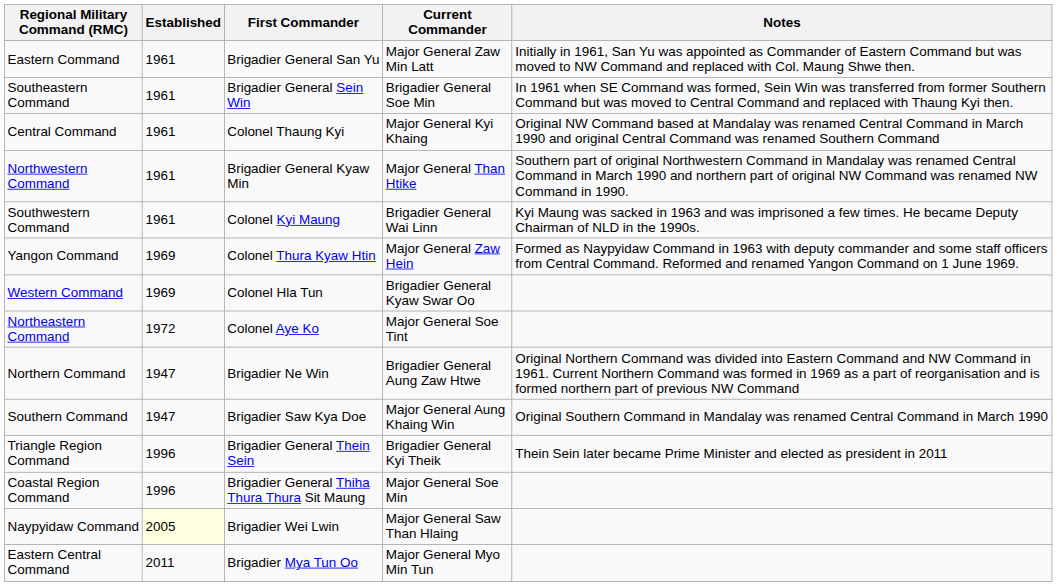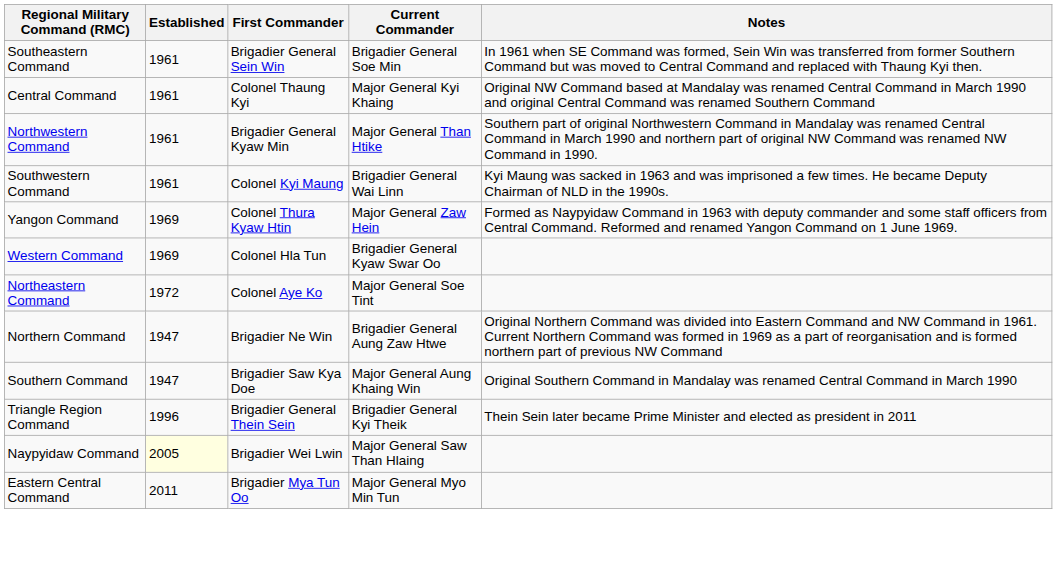- row: (64, 59)
- row: (53, 490)
